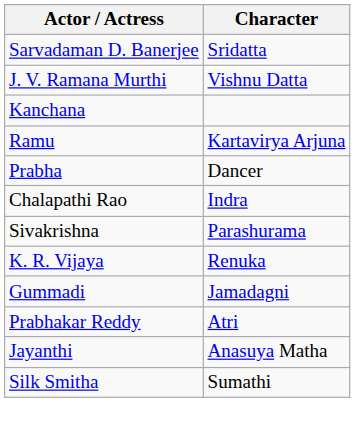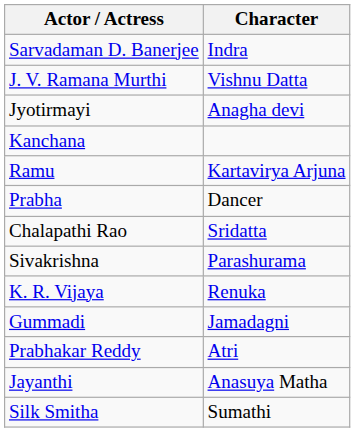(237, 49) Sridatta -> (228, 49) Indra
+ row: (50, 110)
(228, 200) Indra -> (237, 230) Sridatta
